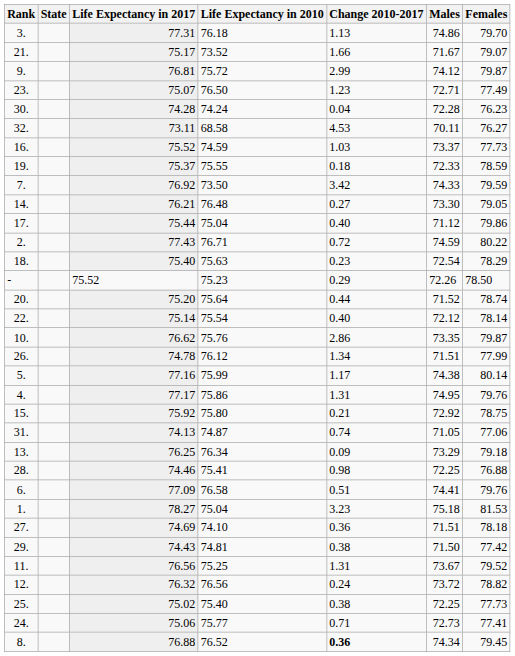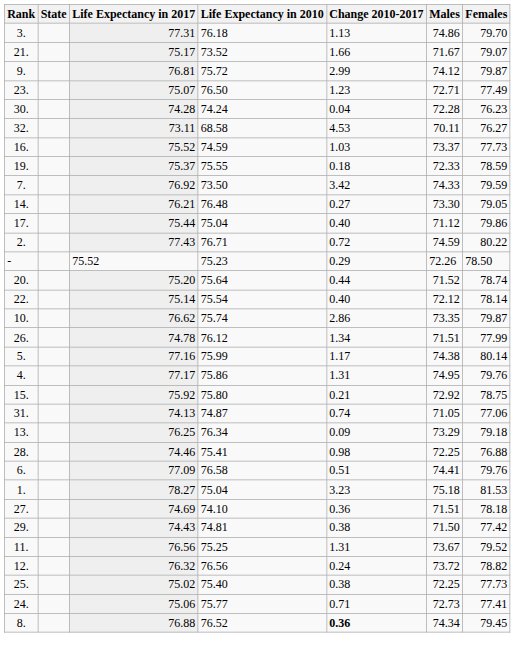- row: (21, 261)
(214, 337) 75.76 -> (214, 318) 75.74
